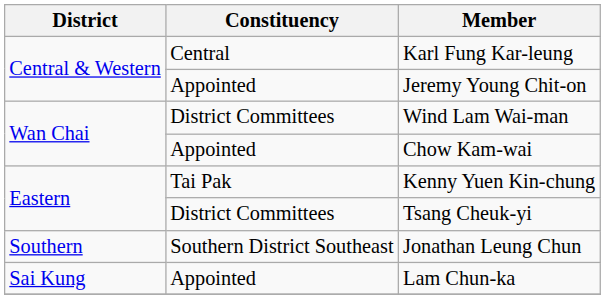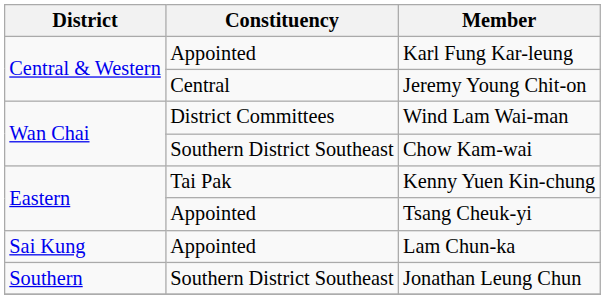(200, 52) Central -> (213, 52) Appointed
(213, 85) Appointed -> (200, 85) Central
(213, 149) Appointed -> (282, 149) Southern District Southeast
(252, 213) District Committees -> (213, 213) Appointed
rows swapped: (492, 246) <-> (459, 278)
